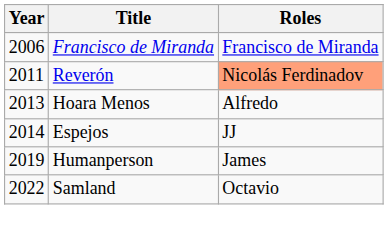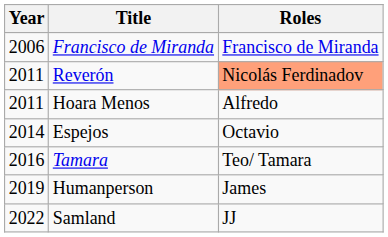(27, 103) 2013 -> (26, 103) 2011
(229, 132) JJ -> (251, 132) Octavio
+ row: (80, 160)
(251, 189) Octavio -> (229, 217) JJ
